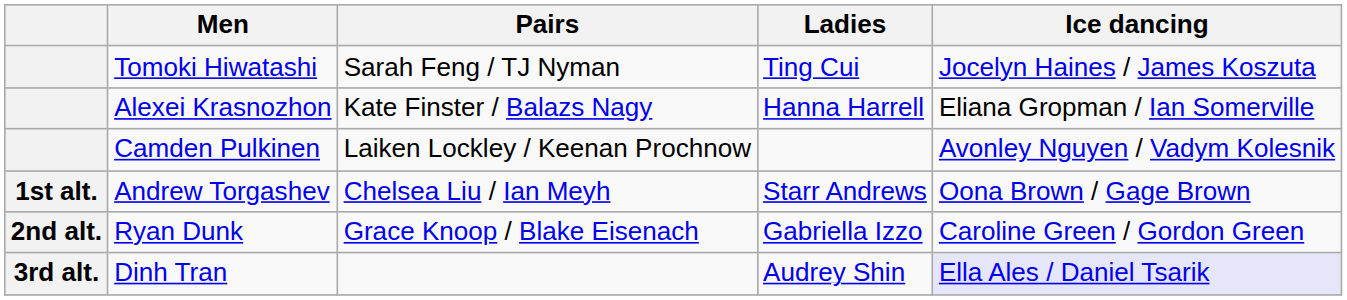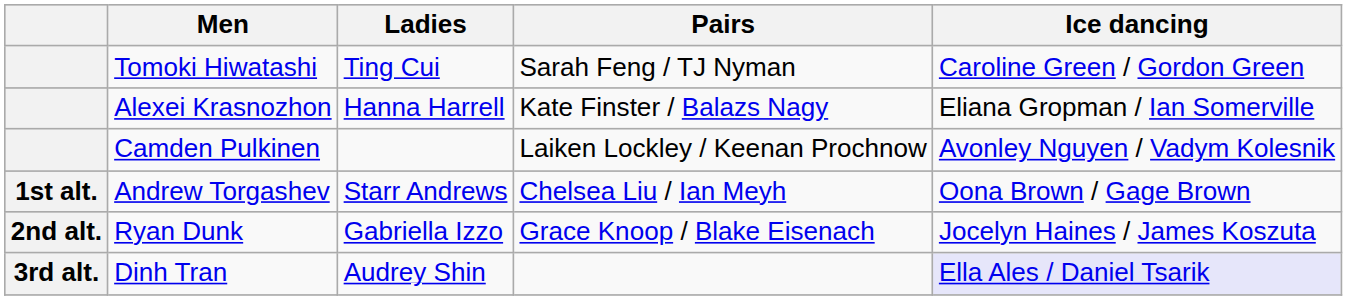columns swapped: (845, 25) <-> (547, 25)
(1127, 66) Jocelyn Haines / James Koszuta -> (1122, 66) Caroline Green / Gordon Green
(1122, 231) Caroline Green / Gordon Green -> (1127, 231) Jocelyn Haines / James Koszuta
